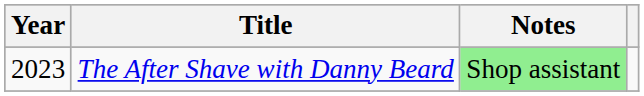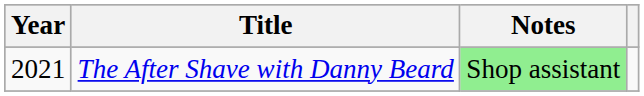(38, 68) 2023 -> (38, 68) 2021
